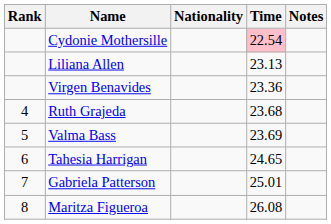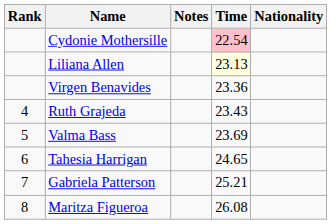columns swapped: (208, 16) <-> (306, 16)
(266, 64) no background -> (231, 64) lightyellow background
(266, 111) 23.68 -> (231, 111) 23.43
(266, 183) 25.01 -> (231, 183) 25.21
